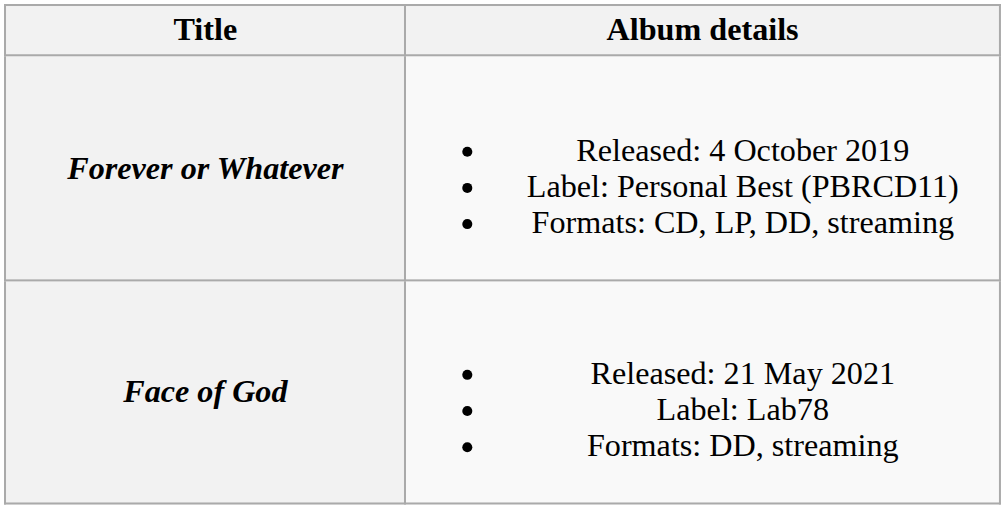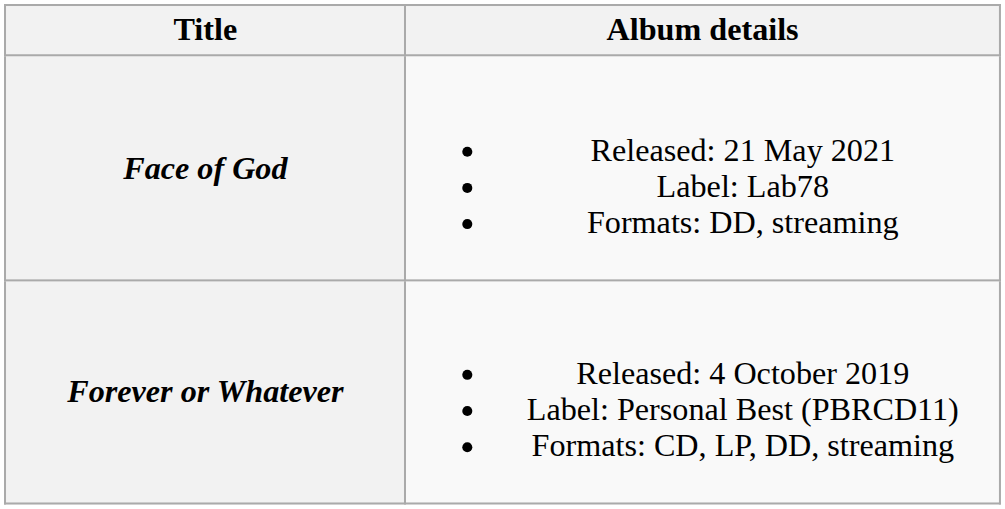rows swapped: (205, 167) <-> (205, 391)
